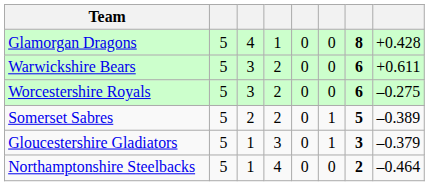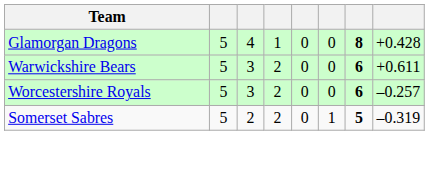(398, 92) –0.275 -> (398, 92) –0.257
(398, 117) –0.389 -> (398, 117) –0.319
- row: (93, 142)
- row: (102, 167)
